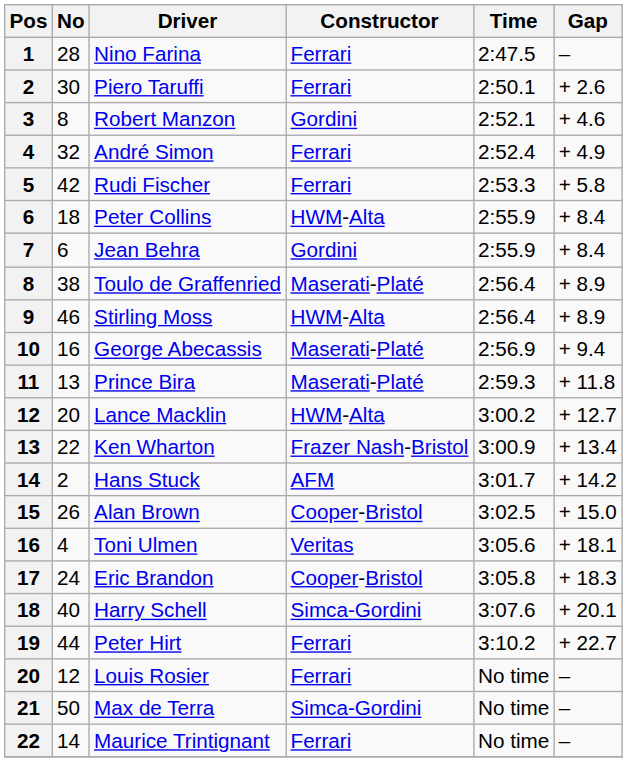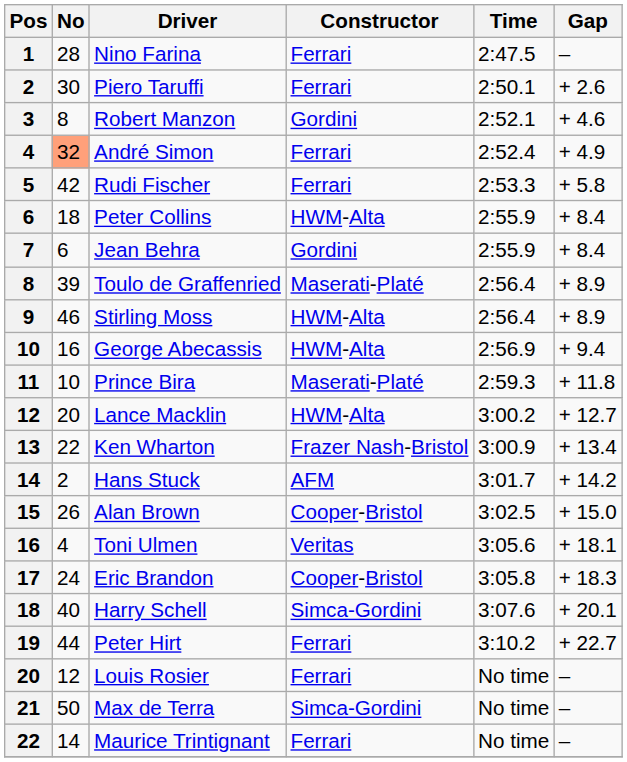(68, 152) no background -> (68, 152) lightsalmon background
(68, 283) 38 -> (68, 283) 39
(357, 348) Maserati-Platé -> (338, 348) HWM-Alta
(68, 381) 13 -> (68, 381) 10
